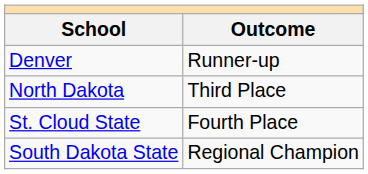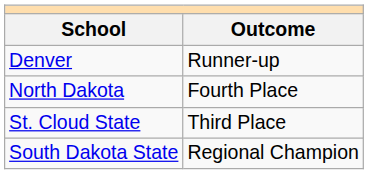(237, 91) Third Place -> (243, 91) Fourth Place
(243, 122) Fourth Place -> (237, 122) Third Place
